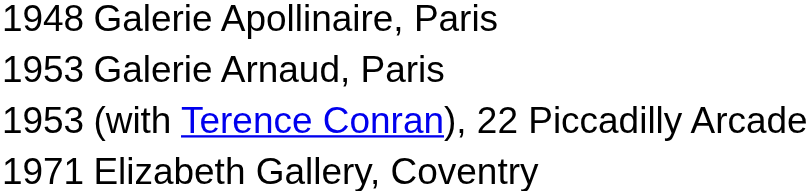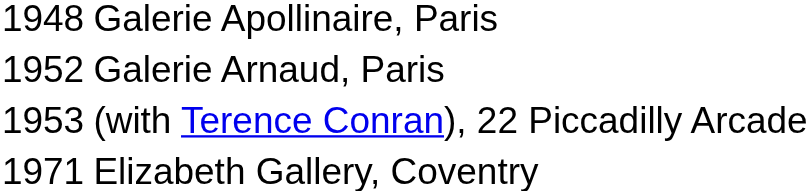(43, 69) 1953 -> (43, 69) 1952
